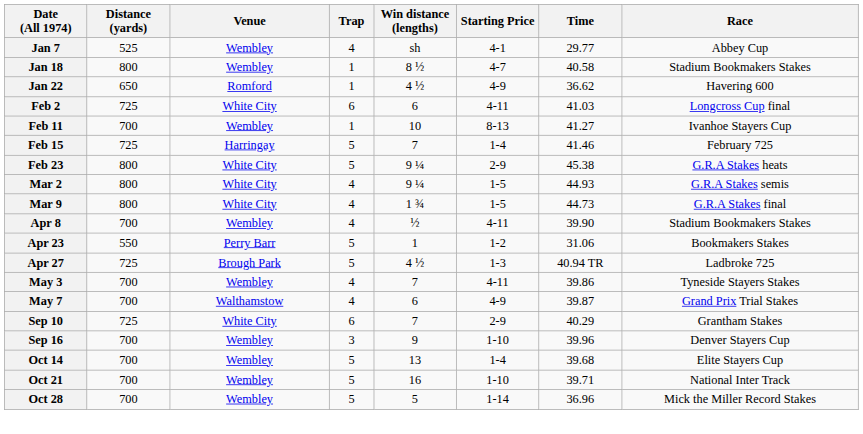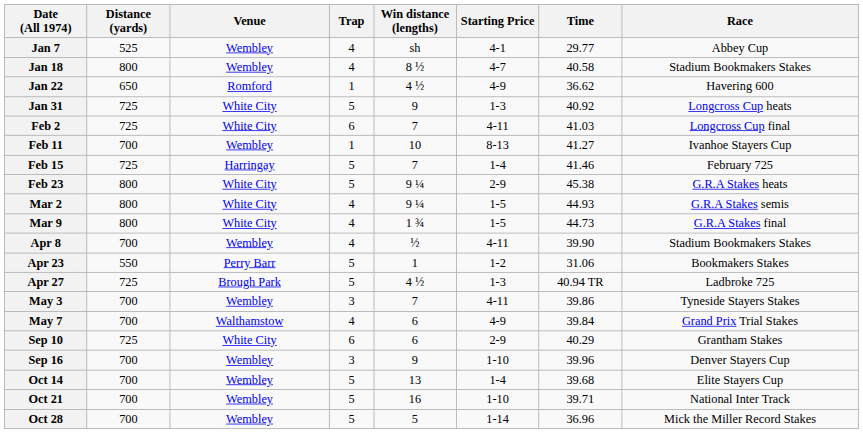(352, 67) 1 -> (352, 67) 4
+ row: (46, 106)
(415, 106) 6 -> (415, 125) 7
(352, 282) 4 -> (352, 301) 3
(580, 301) 39.87 -> (580, 321) 39.84
(415, 321) 7 -> (415, 340) 6
